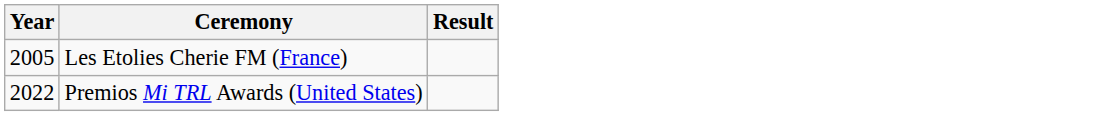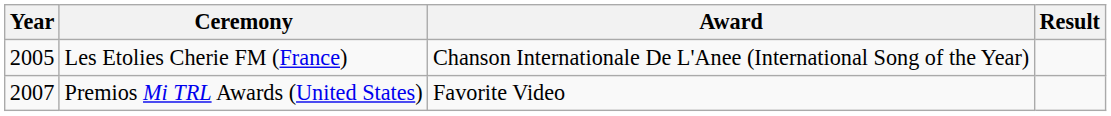+ column: (731, 22)
(32, 92) 2022 -> (32, 92) 2007
